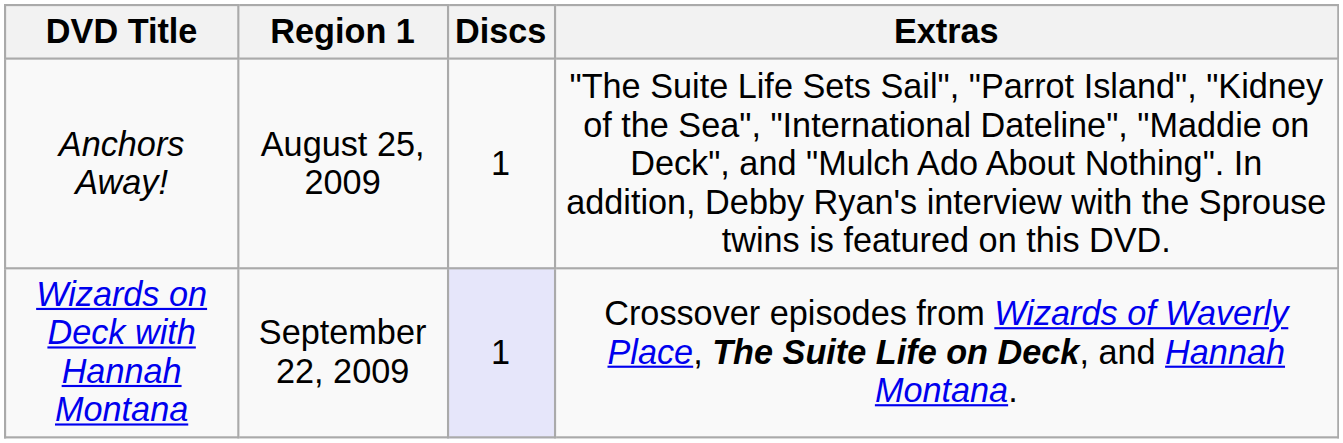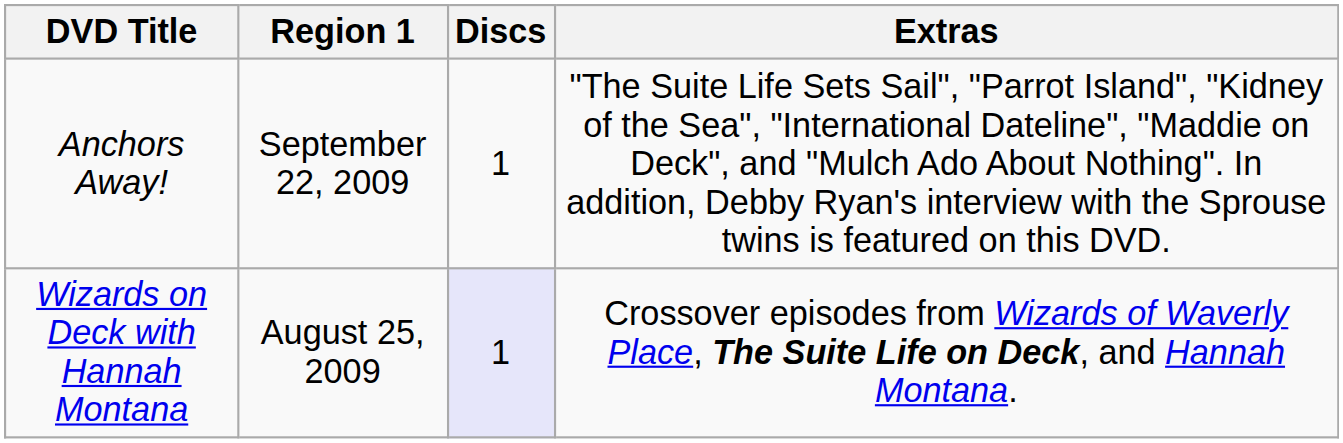(343, 162) August 25, 2009 -> (343, 162) September 22, 2009
(343, 352) September 22, 2009 -> (343, 352) August 25, 2009
